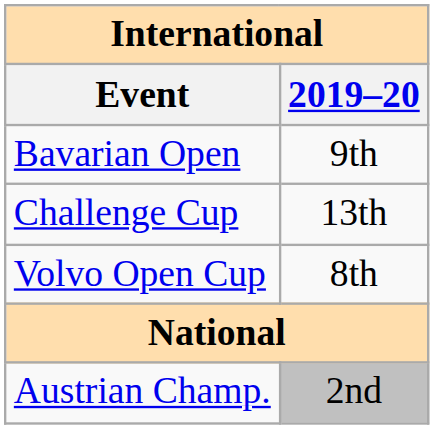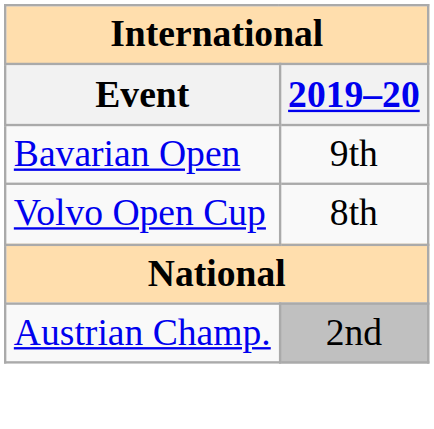- row: (126, 213)
